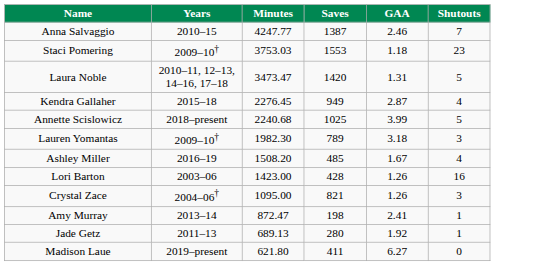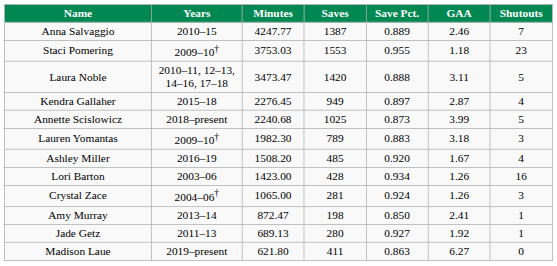+ column: (397, 13)
(397, 77) 1.31 -> (459, 77) 3.11
(273, 196) 1095.00 -> (273, 196) 1065.00
(335, 196) 821 -> (335, 196) 281
